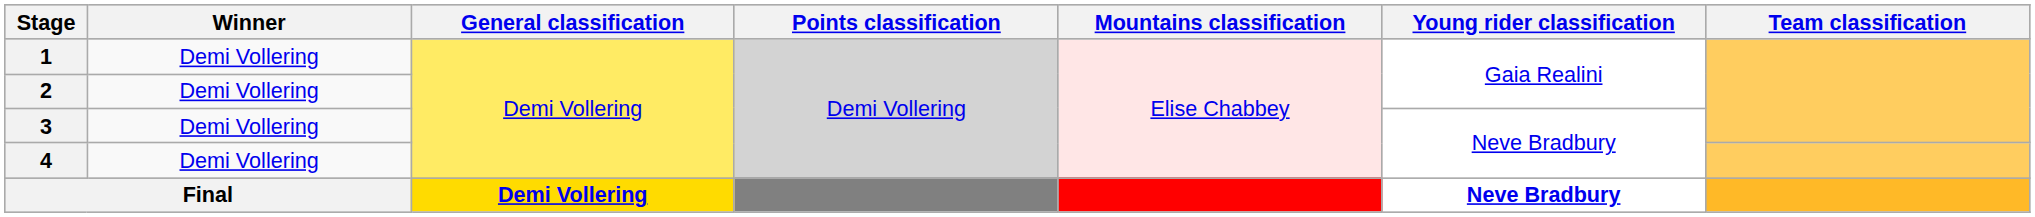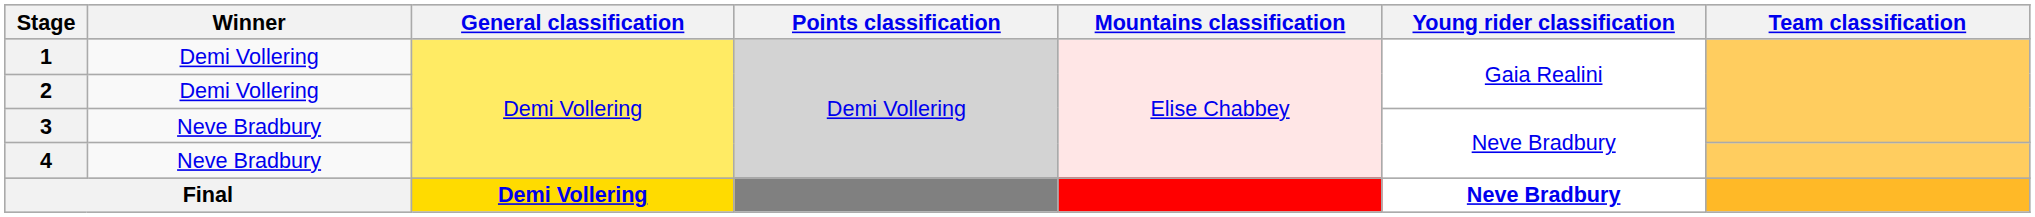(249, 126) Demi Vollering -> (249, 126) Neve Bradbury
(249, 161) Demi Vollering -> (249, 161) Neve Bradbury
